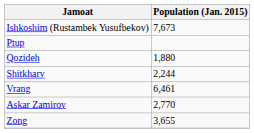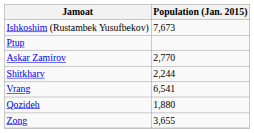rows swapped: (23, 58) <-> (36, 105)
(164, 89) 6,461 -> (164, 89) 6,541
